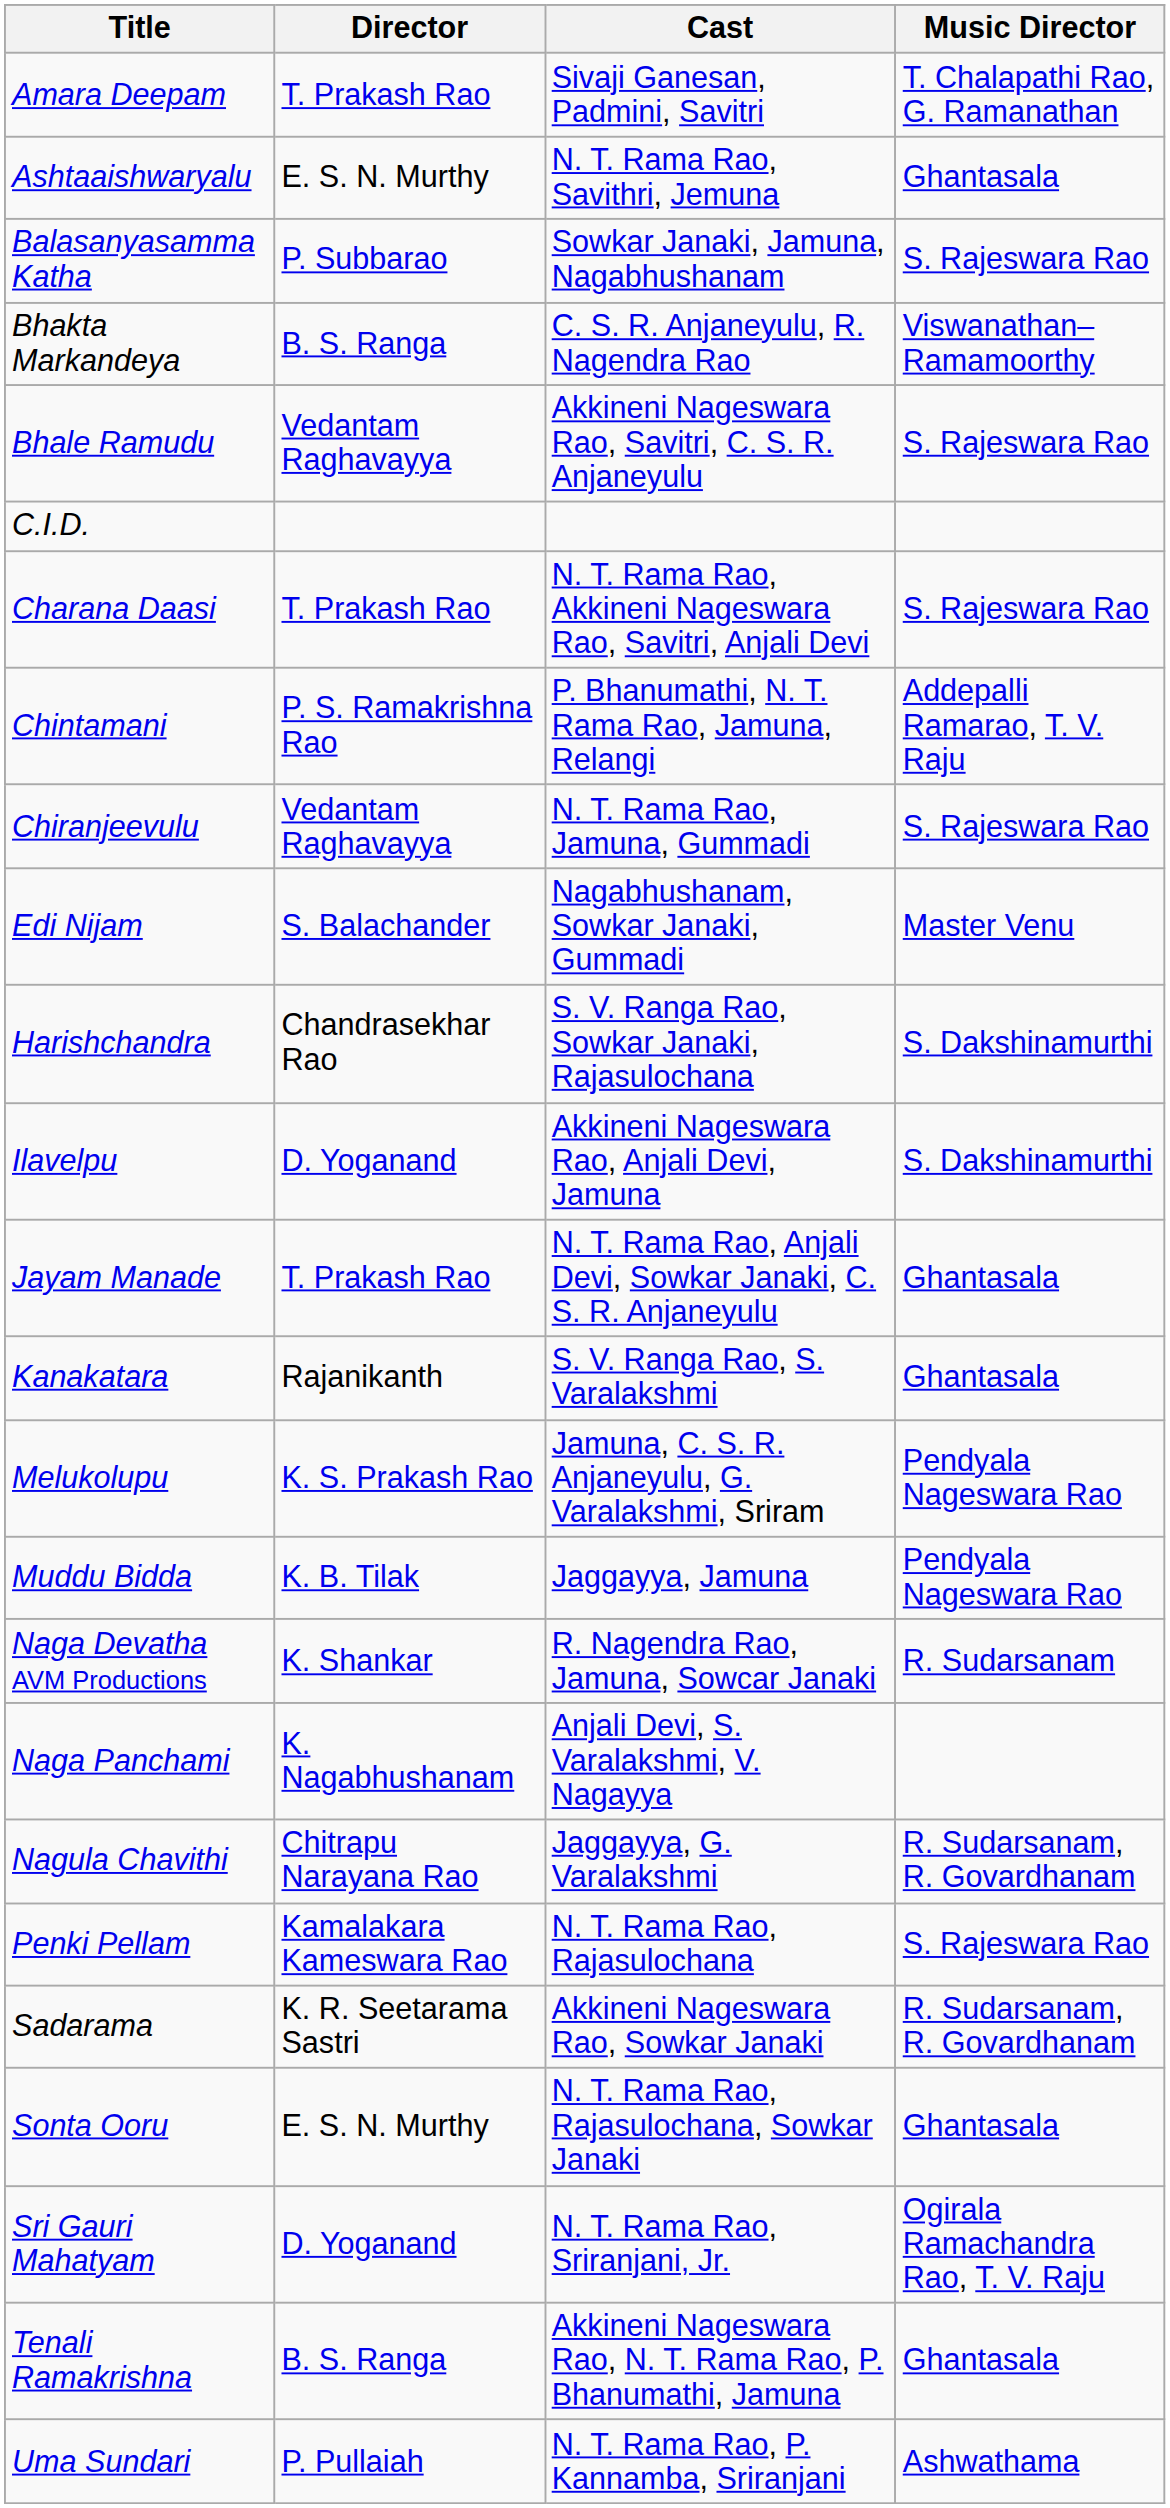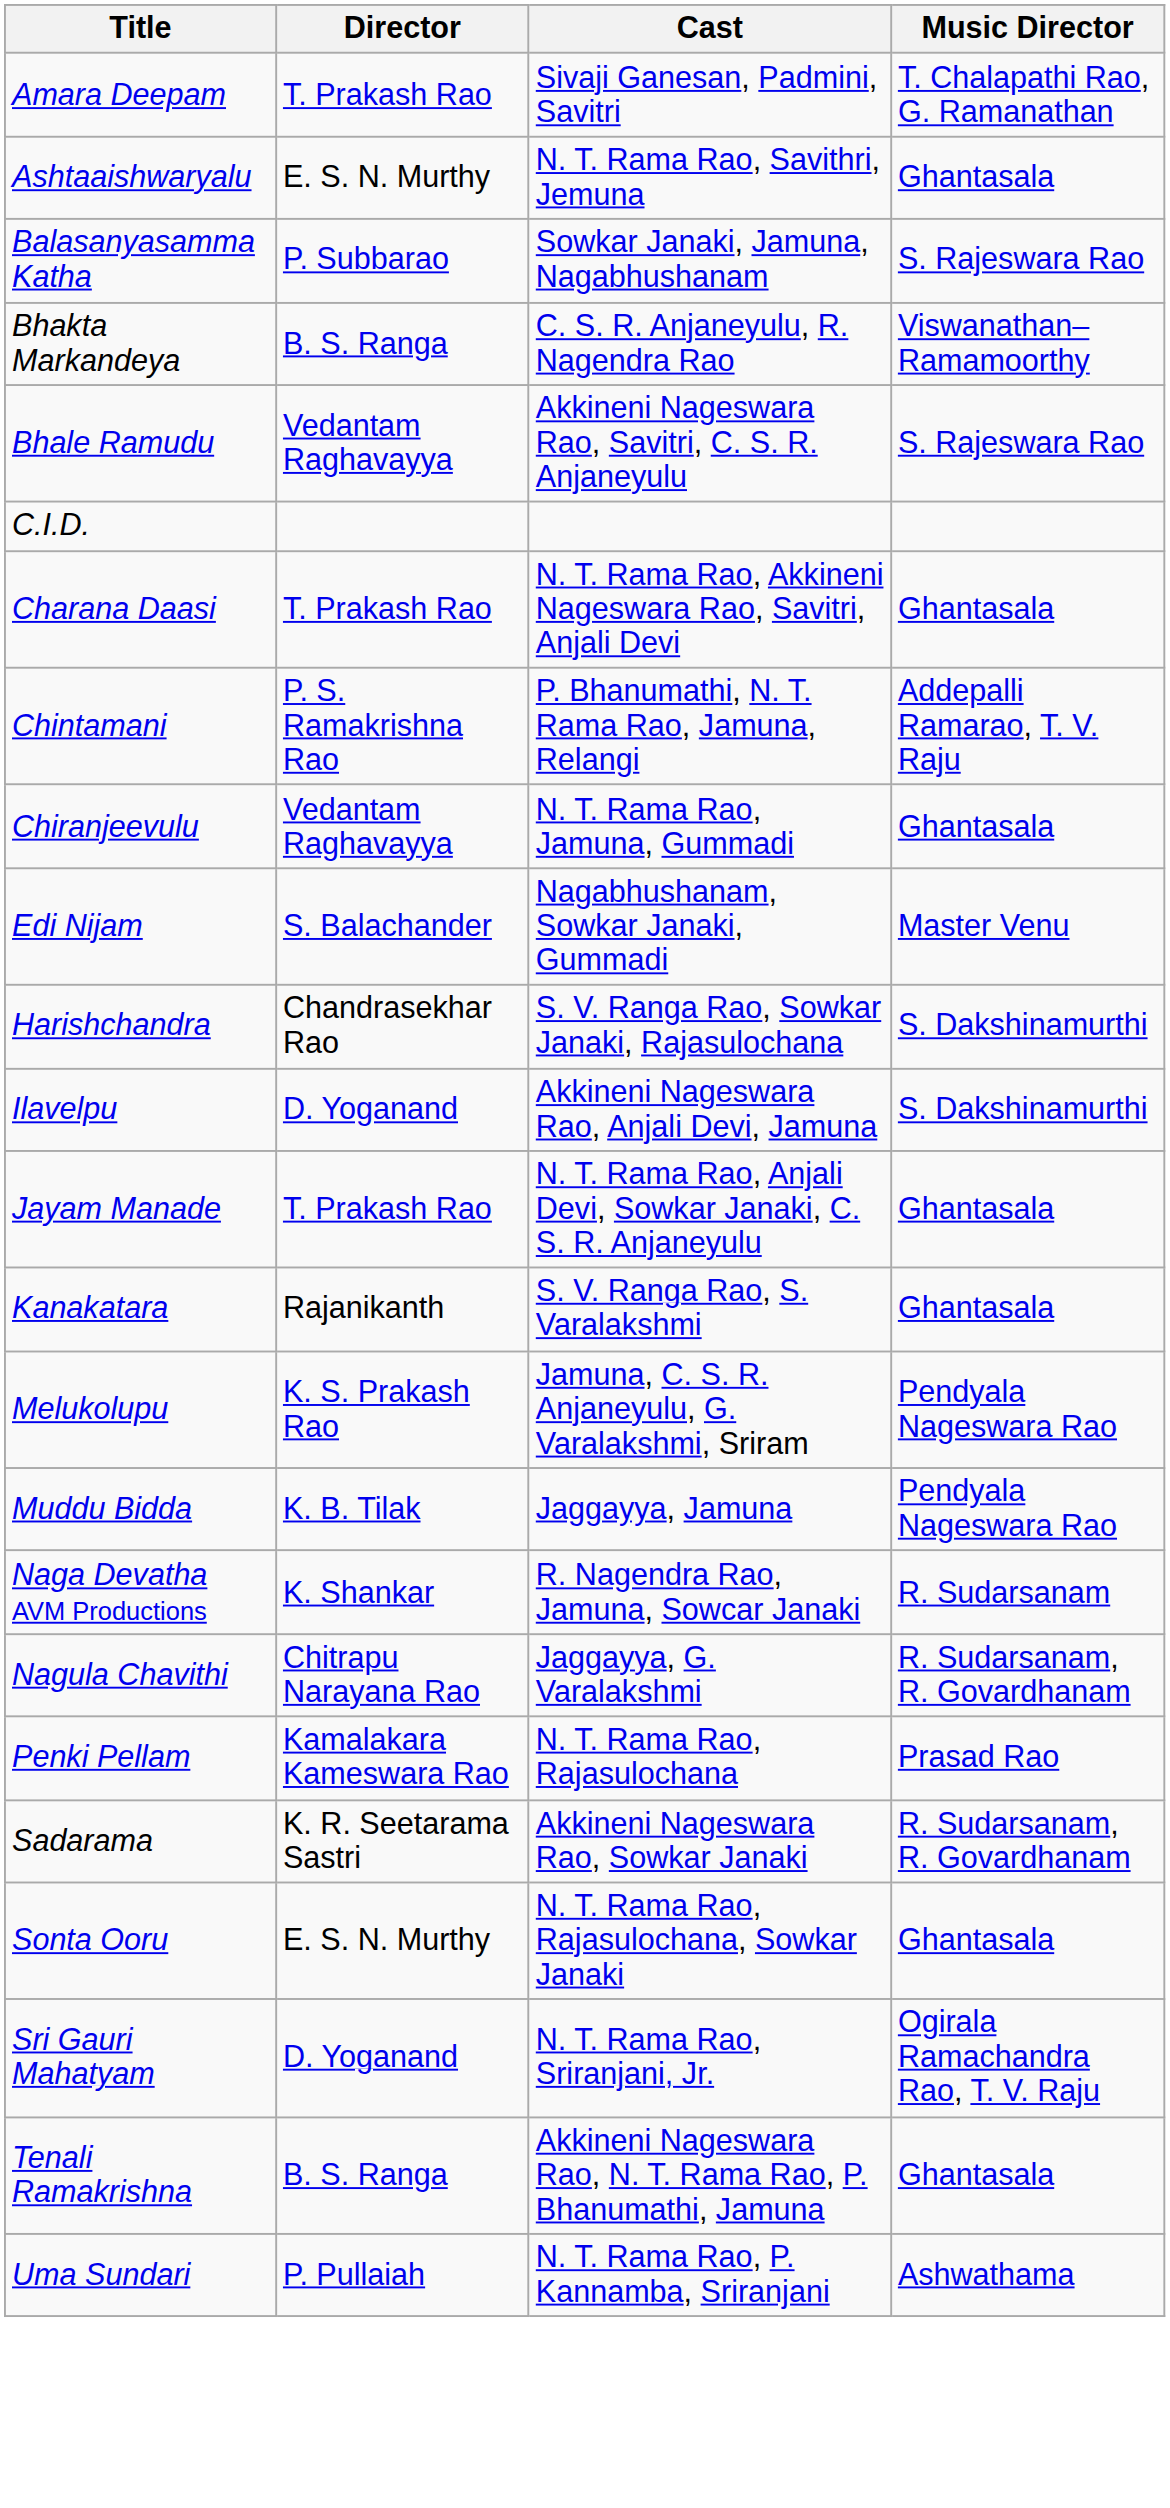(1026, 608) S. Rajeswara Rao -> (976, 608) Ghantasala
(1026, 825) S. Rajeswara Rao -> (976, 825) Ghantasala
- row: (121, 1760)
(1026, 1943) S. Rajeswara Rao -> (979, 1757) Prasad Rao
